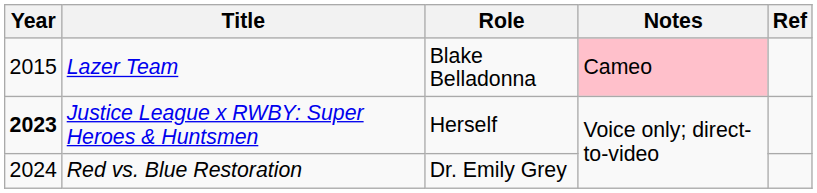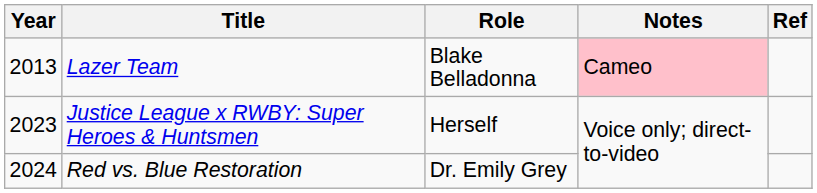(33, 67) 2015 -> (33, 67) 2013
(33, 124) bold -> (33, 124) normal
